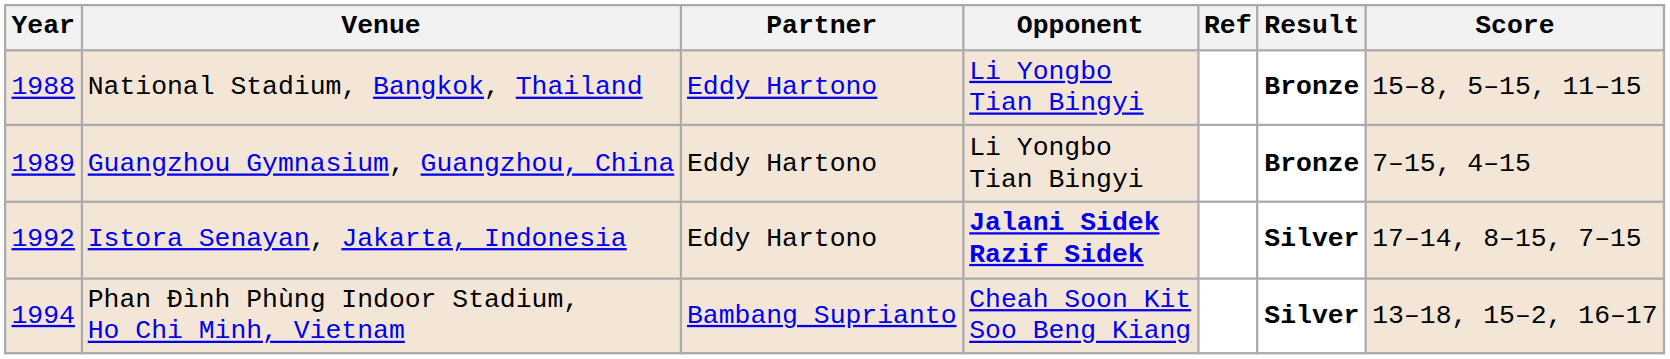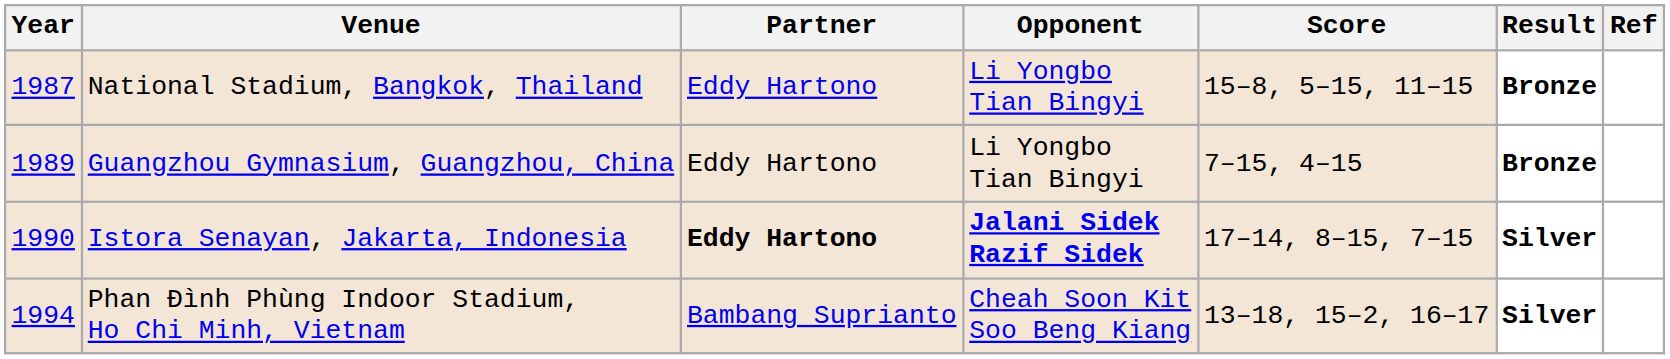columns swapped: (1515, 27) <-> (1228, 27)
(43, 87) 1988 -> (43, 87) 1987
(43, 239) 1992 -> (43, 239) 1990
(782, 239) normal -> (782, 239) bold
